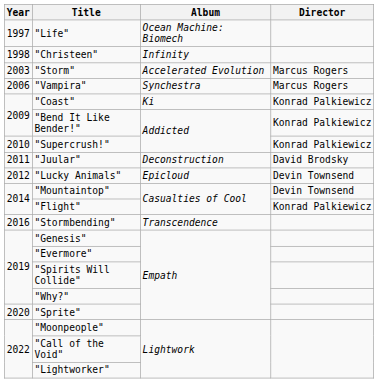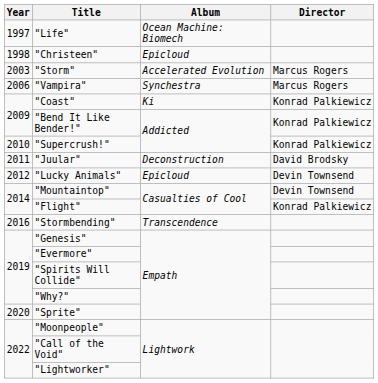(166, 55) Infinity -> (166, 55) Epicloud
